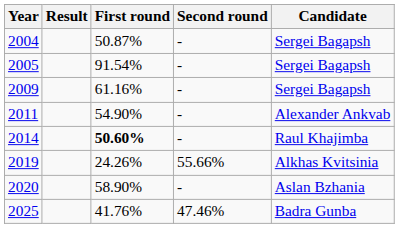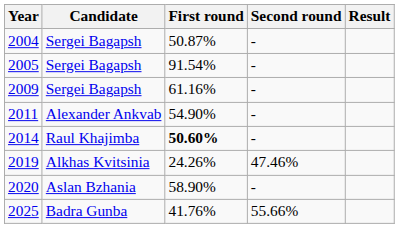columns swapped: (333, 16) <-> (67, 16)
(201, 162) 55.66% -> (275, 162) 47.46%
(201, 211) 47.46% -> (275, 211) 55.66%
